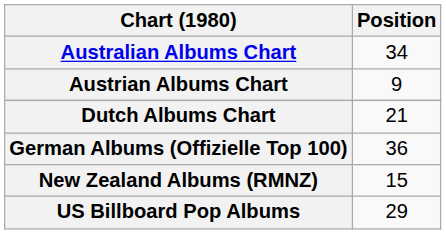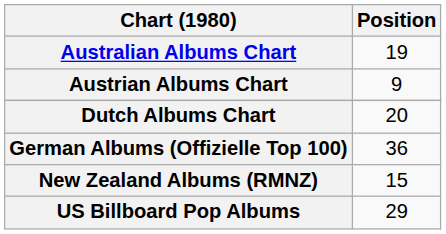(397, 52) 34 -> (397, 52) 19
(397, 116) 21 -> (397, 116) 20
